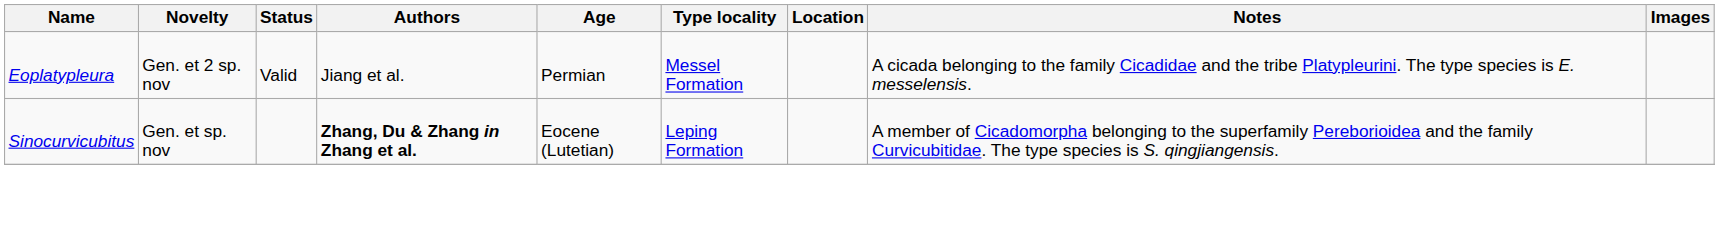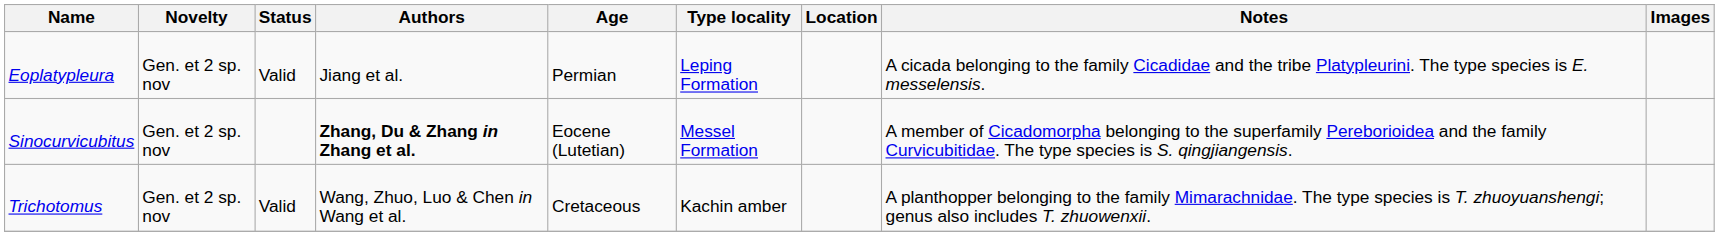(704, 74) Messel Formation -> (719, 74) Leping Formation
(185, 141) Gen. et sp. nov -> (192, 141) Gen. et 2 sp. nov
(704, 141) Leping Formation -> (719, 141) Messel Formation
+ row: (55, 207)
